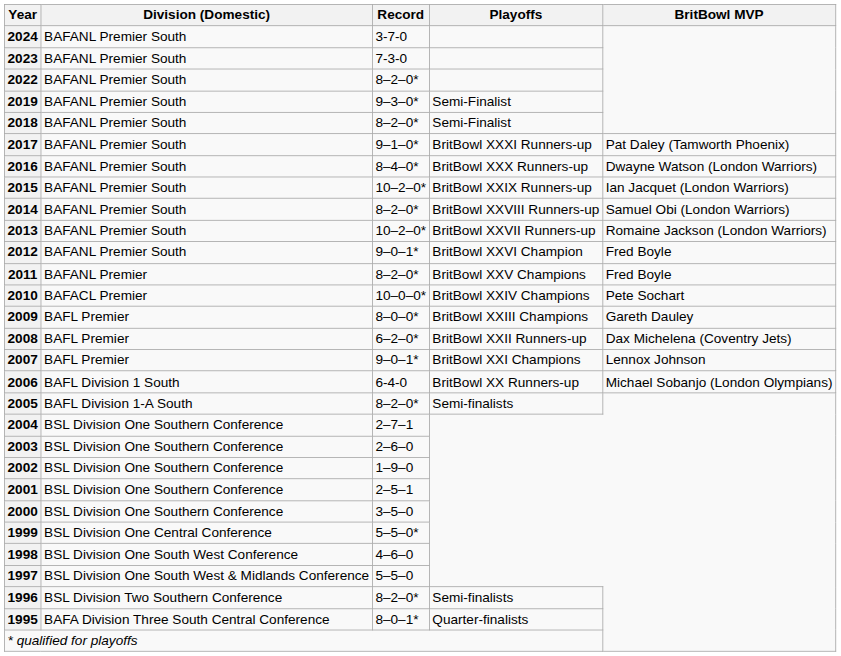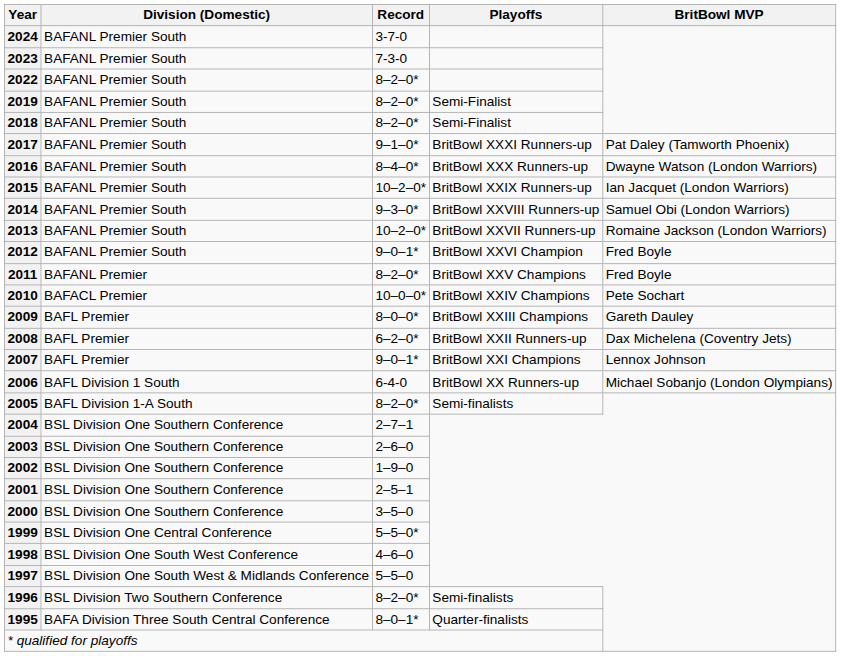(397, 101) 9–3–0* -> (397, 101) 8–2–0*
(397, 209) 8–2–0* -> (397, 209) 9–3–0*
